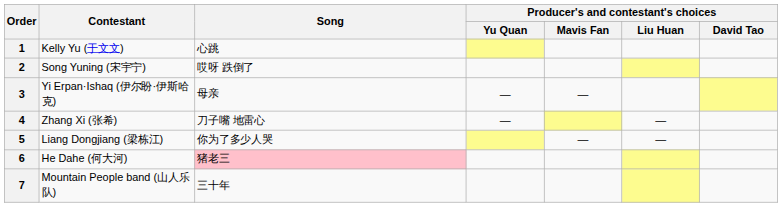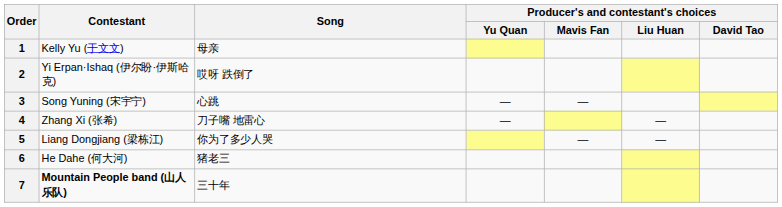(208, 48) 心跳 -> (208, 48) 母亲
(94, 67) Song Yuning (宋宇宁) -> (115, 74) Yi Erpan·Ishaq (伊尔盼·伊斯哈克)
(115, 94) Yi Erpan·Ishaq (伊尔盼·伊斯哈克) -> (94, 101) Song Yuning (宋宇宁)
(208, 94) 母亲 -> (208, 101) 心跳
(213, 159) pink background -> (213, 159) no background
(116, 185) normal -> (114, 185) bold
